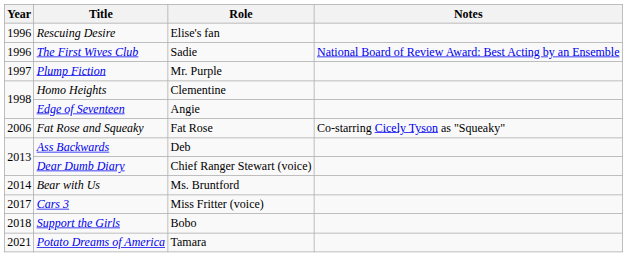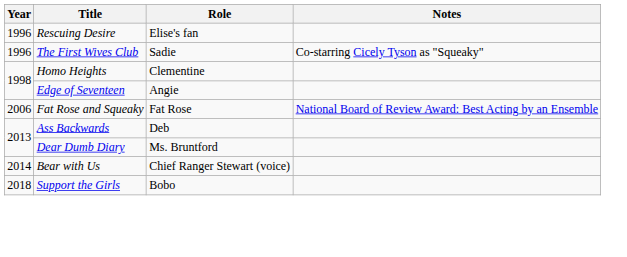(468, 52) National Board of Review Award: Best Acting by an Ensemble -> (390, 52) Co-starring Cicely Tyson as "Squeaky"
- row: (71, 71)
(411, 128) Co-starring Cicely Tyson as "Squeaky" -> (447, 109) National Board of Review Award: Best Acting by an Ensemble
(241, 166) Chief Ranger Stewart (voice) -> (184, 147) Ms. Bruntford
(205, 185) Ms. Bruntford -> (220, 166) Chief Ranger Stewart (voice)
- row: (53, 204)
- row: (101, 242)
